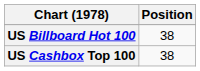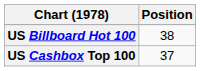(167, 55) 38 -> (167, 55) 37
